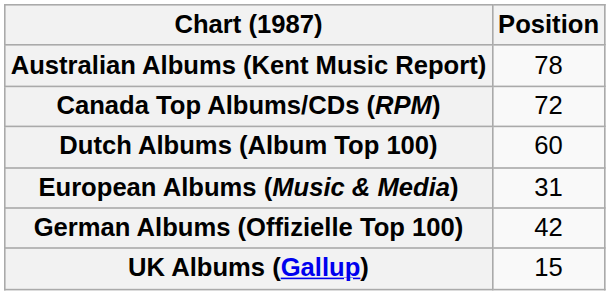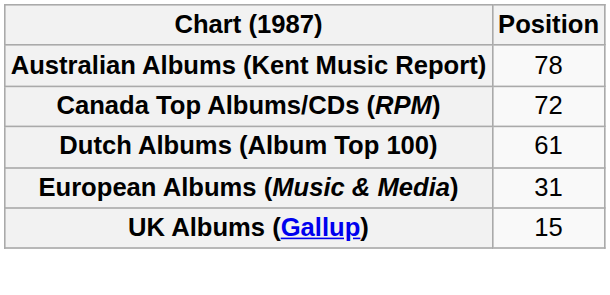(549, 146) 60 -> (549, 146) 61
- row: (248, 227)
